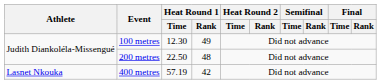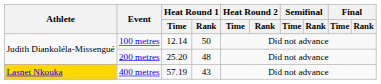(177, 42) 12.30 -> (177, 42) 12.14
(206, 42) 49 -> (206, 42) 50
(177, 57) 22.50 -> (177, 57) 25.20
(34, 72) no background -> (34, 72) gold background
(206, 72) 42 -> (206, 72) 43
